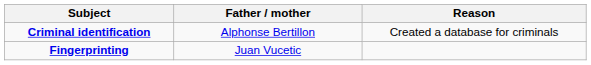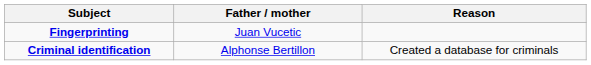rows swapped: (89, 32) <-> (89, 50)
